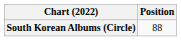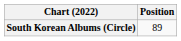(157, 28) 88 -> (157, 28) 89
